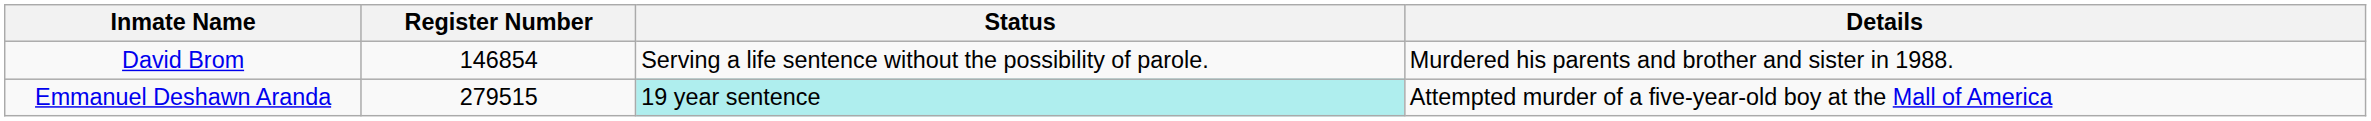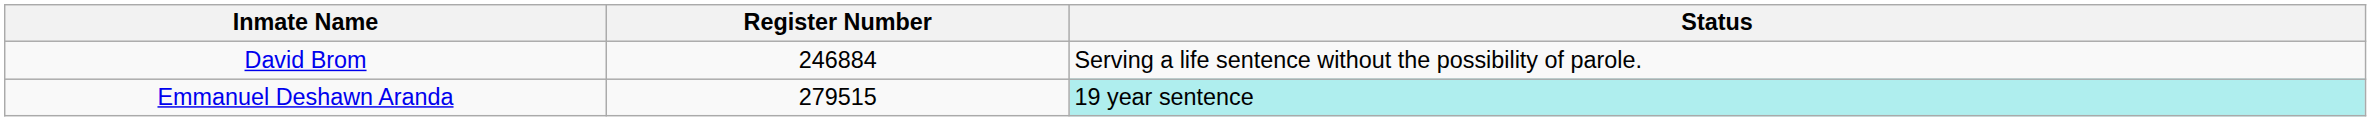- column: (1885, 23)
(499, 60) 146854 -> (838, 60) 246884
